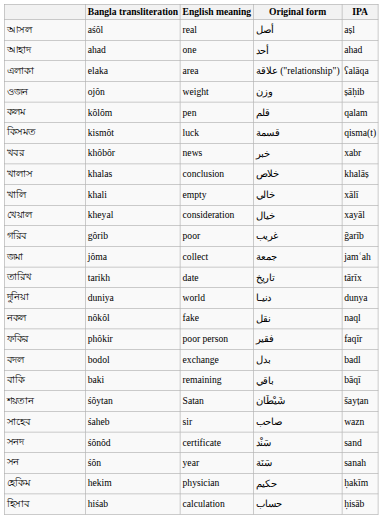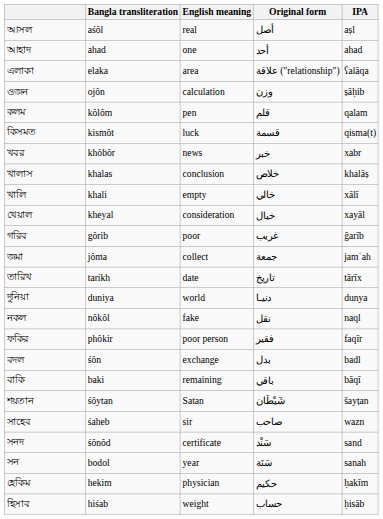(196, 91) weight -> (204, 91) calculation
(99, 360) bodol -> (94, 360) śôn
(94, 463) śôn -> (99, 463) bodol
(204, 504) calculation -> (196, 504) weight
